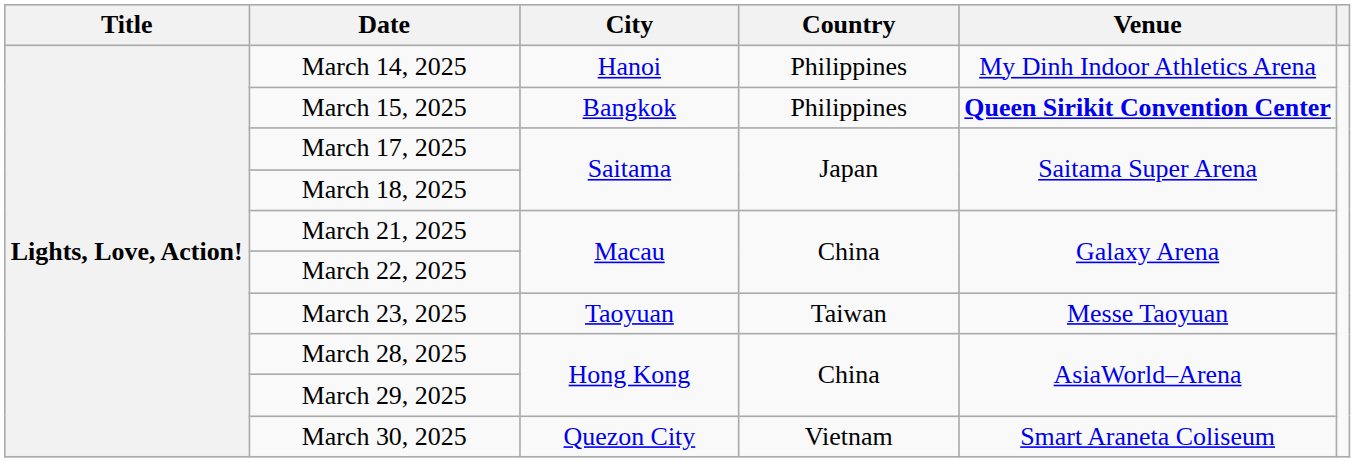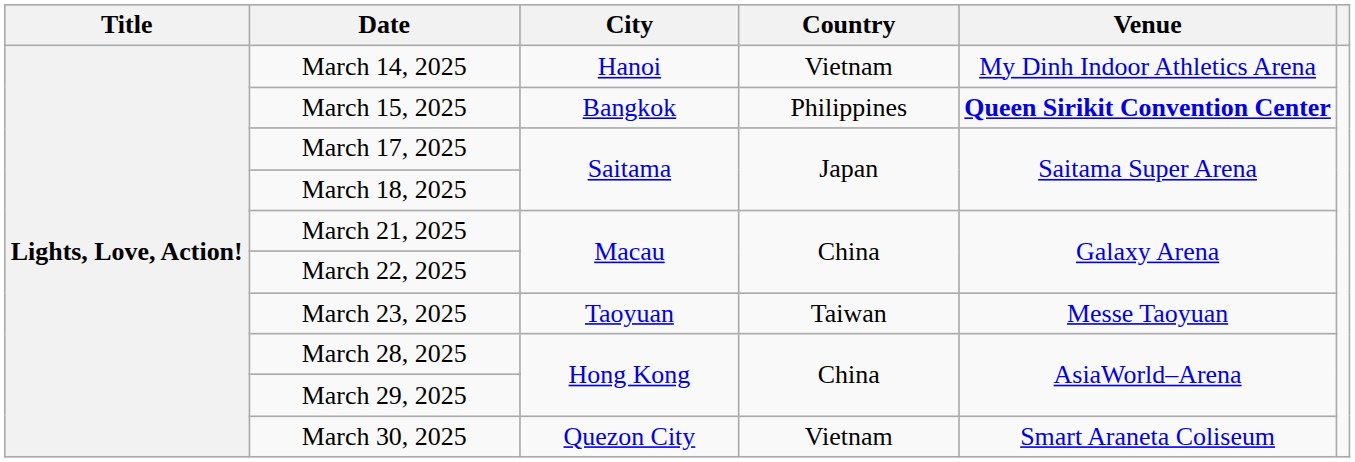(849, 66) Philippines -> (849, 66) Vietnam
